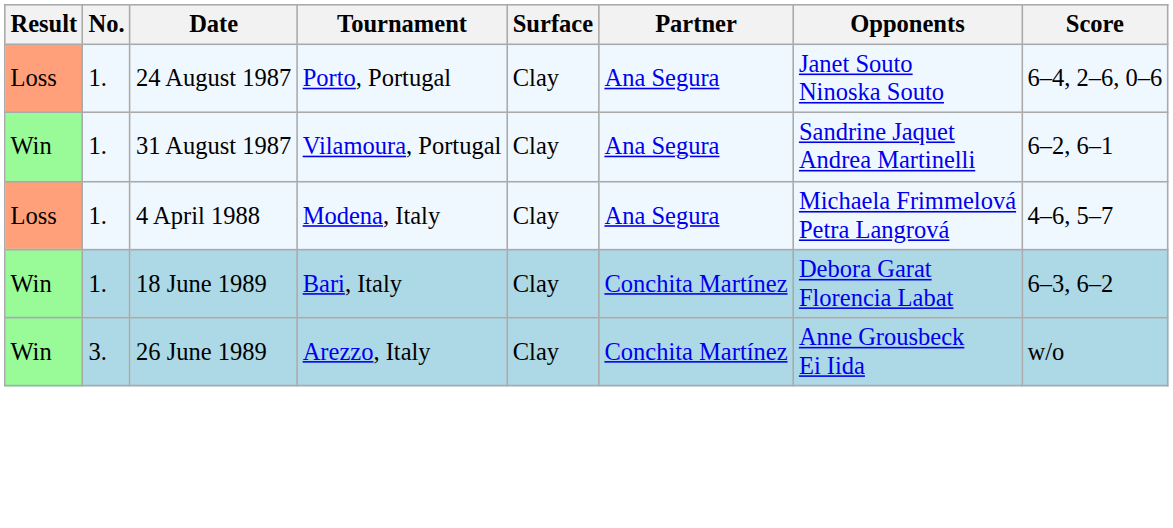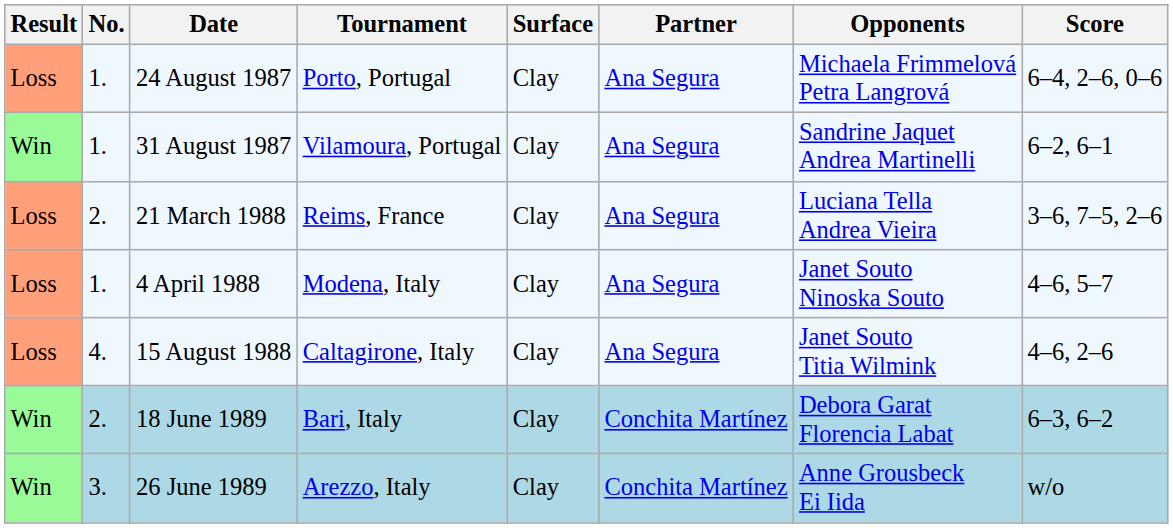(871, 77) Janet Souto Ninoska Souto -> (908, 77) Michaela Frimmelová Petra Langrová
+ row: (211, 214)
(908, 214) Michaela Frimmelová Petra Langrová -> (871, 282) Janet Souto Ninoska Souto
+ row: (214, 350)
(98, 282) 1. -> (98, 419) 2.
